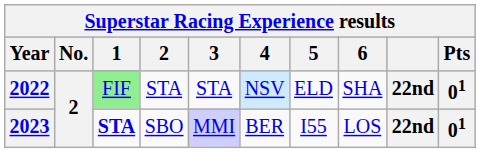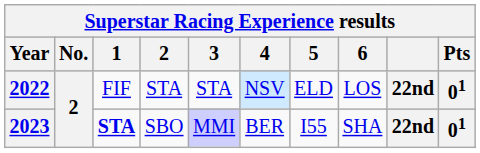(116, 89) lightgreen background -> (116, 89) no background
(362, 89) SHA -> (362, 89) LOS
(362, 127) LOS -> (362, 127) SHA
